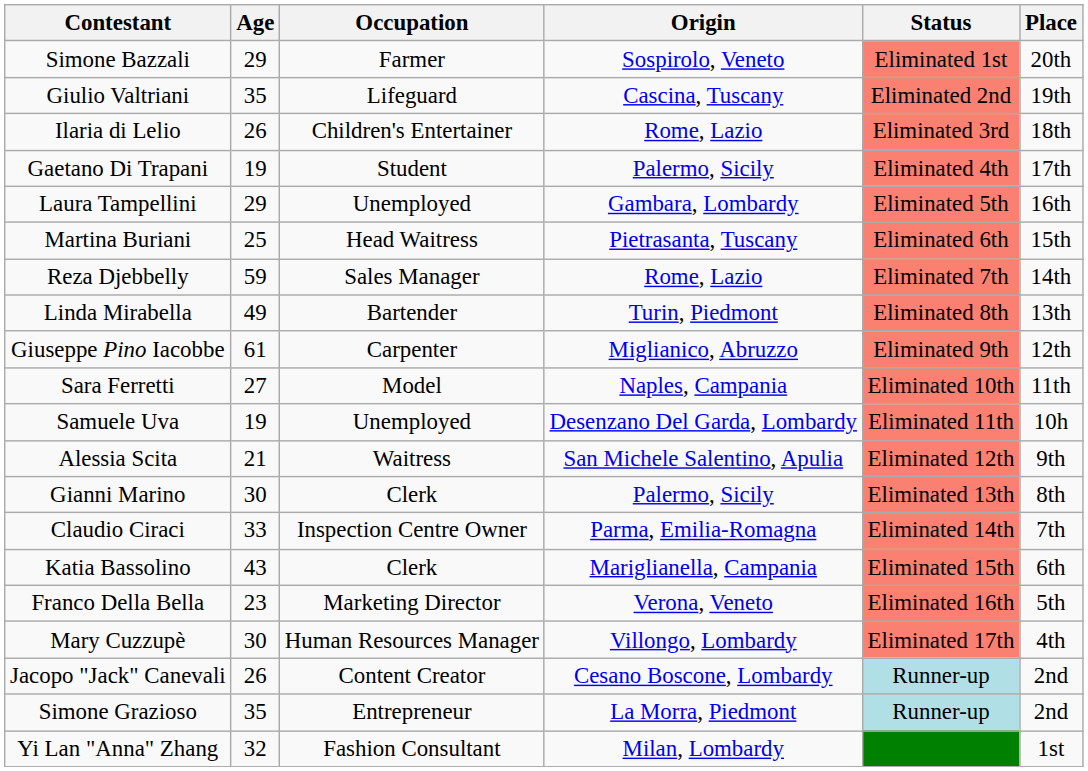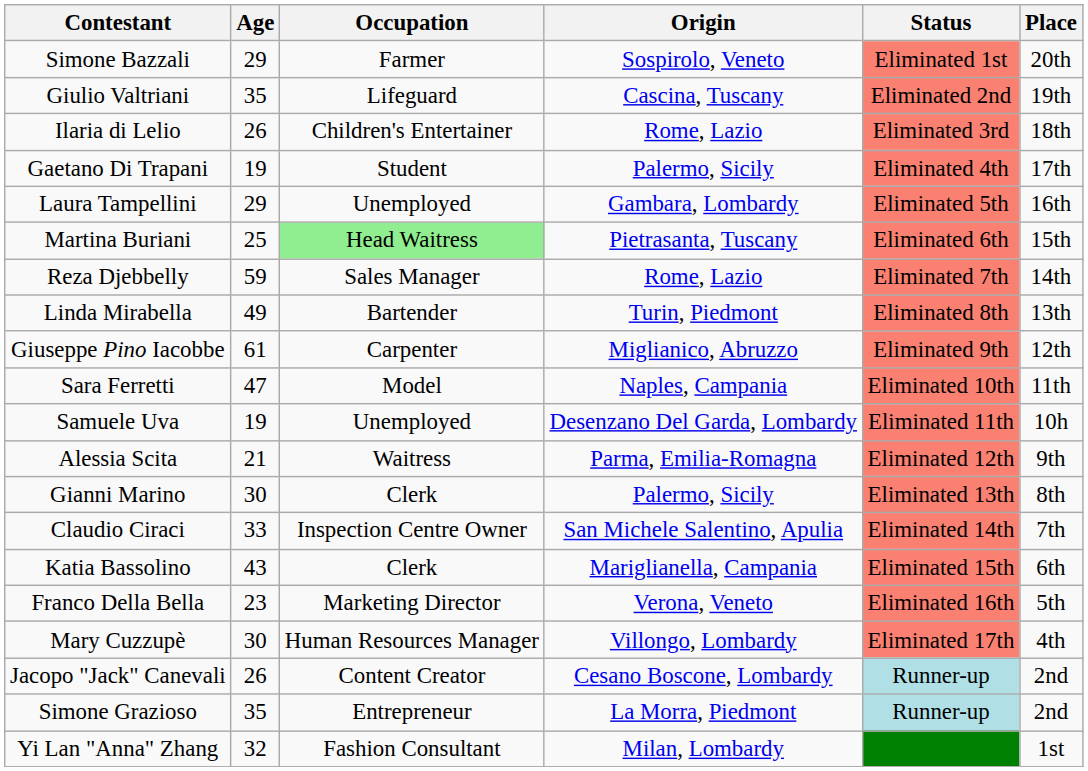(412, 240) no background -> (412, 240) lightgreen background
(255, 385) 27 -> (255, 385) 47
(703, 458) San Michele Salentino, Apulia -> (703, 458) Parma, Emilia-Romagna
(703, 530) Parma, Emilia-Romagna -> (703, 530) San Michele Salentino, Apulia
